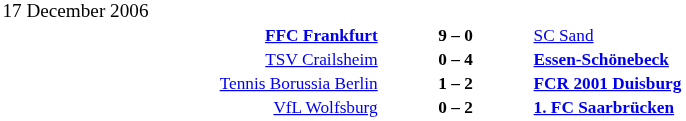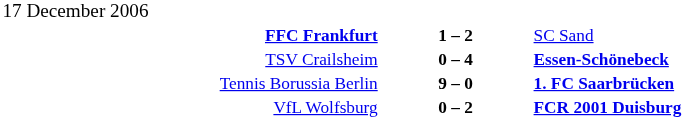(456, 35) 9 – 0 -> (456, 35) 1 – 2
(456, 83) 1 – 2 -> (456, 83) 9 – 0
(607, 83) FCR 2001 Duisburg -> (604, 83) 1. FC Saarbrücken
(604, 107) 1. FC Saarbrücken -> (607, 107) FCR 2001 Duisburg
